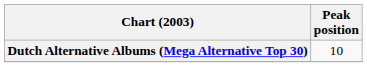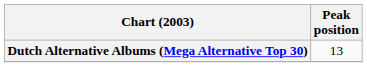(336, 51) 10 -> (336, 51) 13
